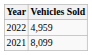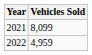rows swapped: (16, 43) <-> (16, 27)
